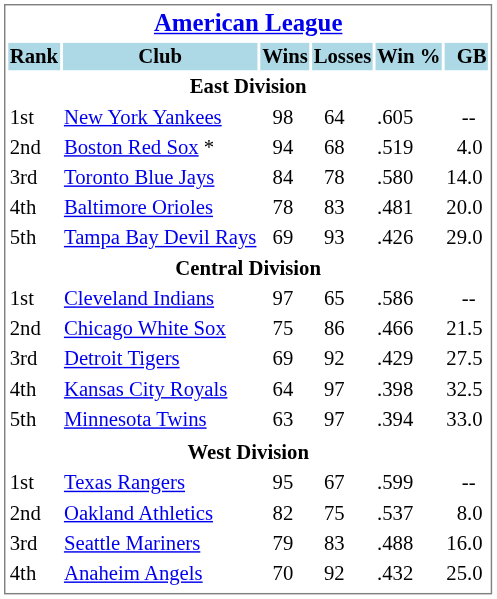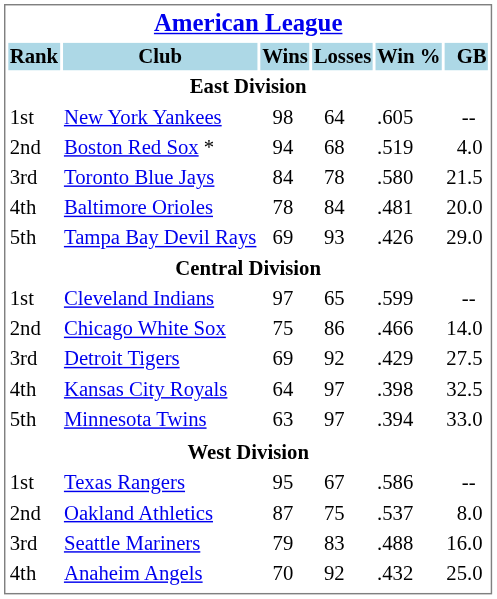(464, 177) 14.0 -> (464, 177) 21.5
(329, 207) 83 -> (329, 207) 84
(395, 298) .586 -> (395, 298) .599
(464, 328) 21.5 -> (464, 328) 14.0
(395, 482) .599 -> (395, 482) .586
(278, 512) 82 -> (278, 512) 87
